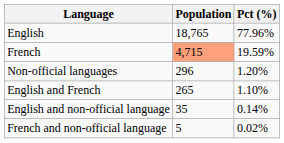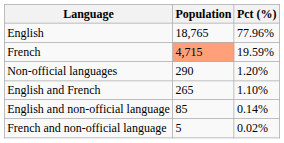(184, 71) 296 -> (184, 71) 290
(181, 109) 35 -> (181, 109) 85
